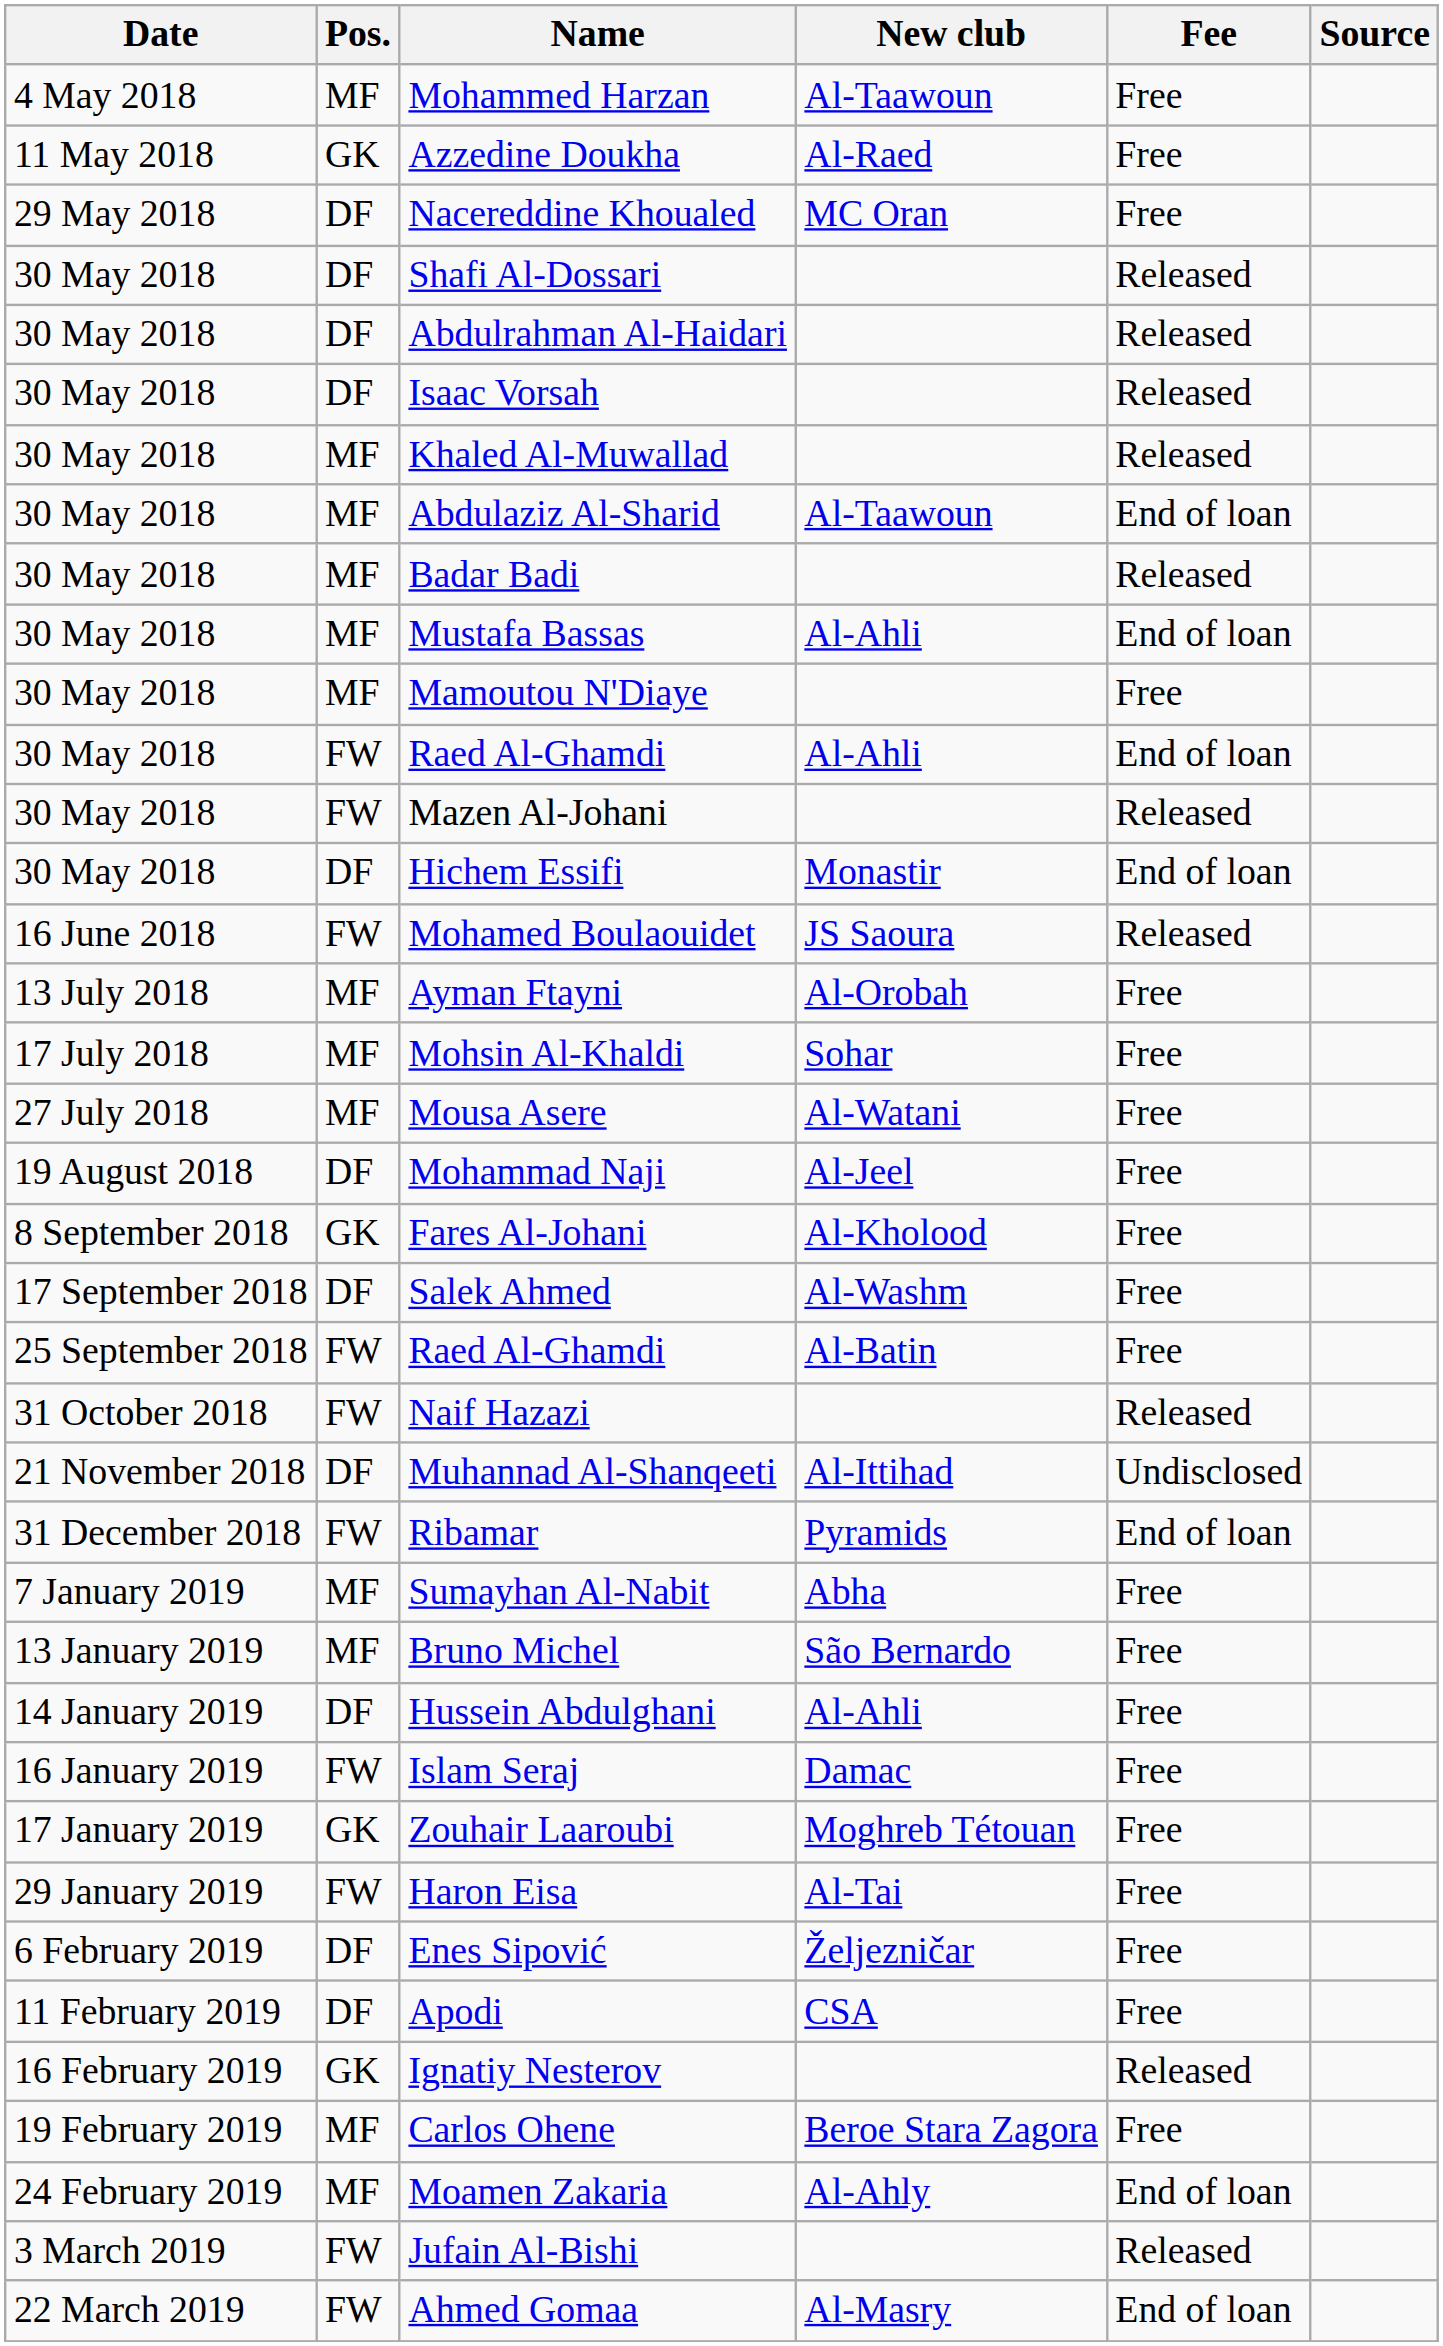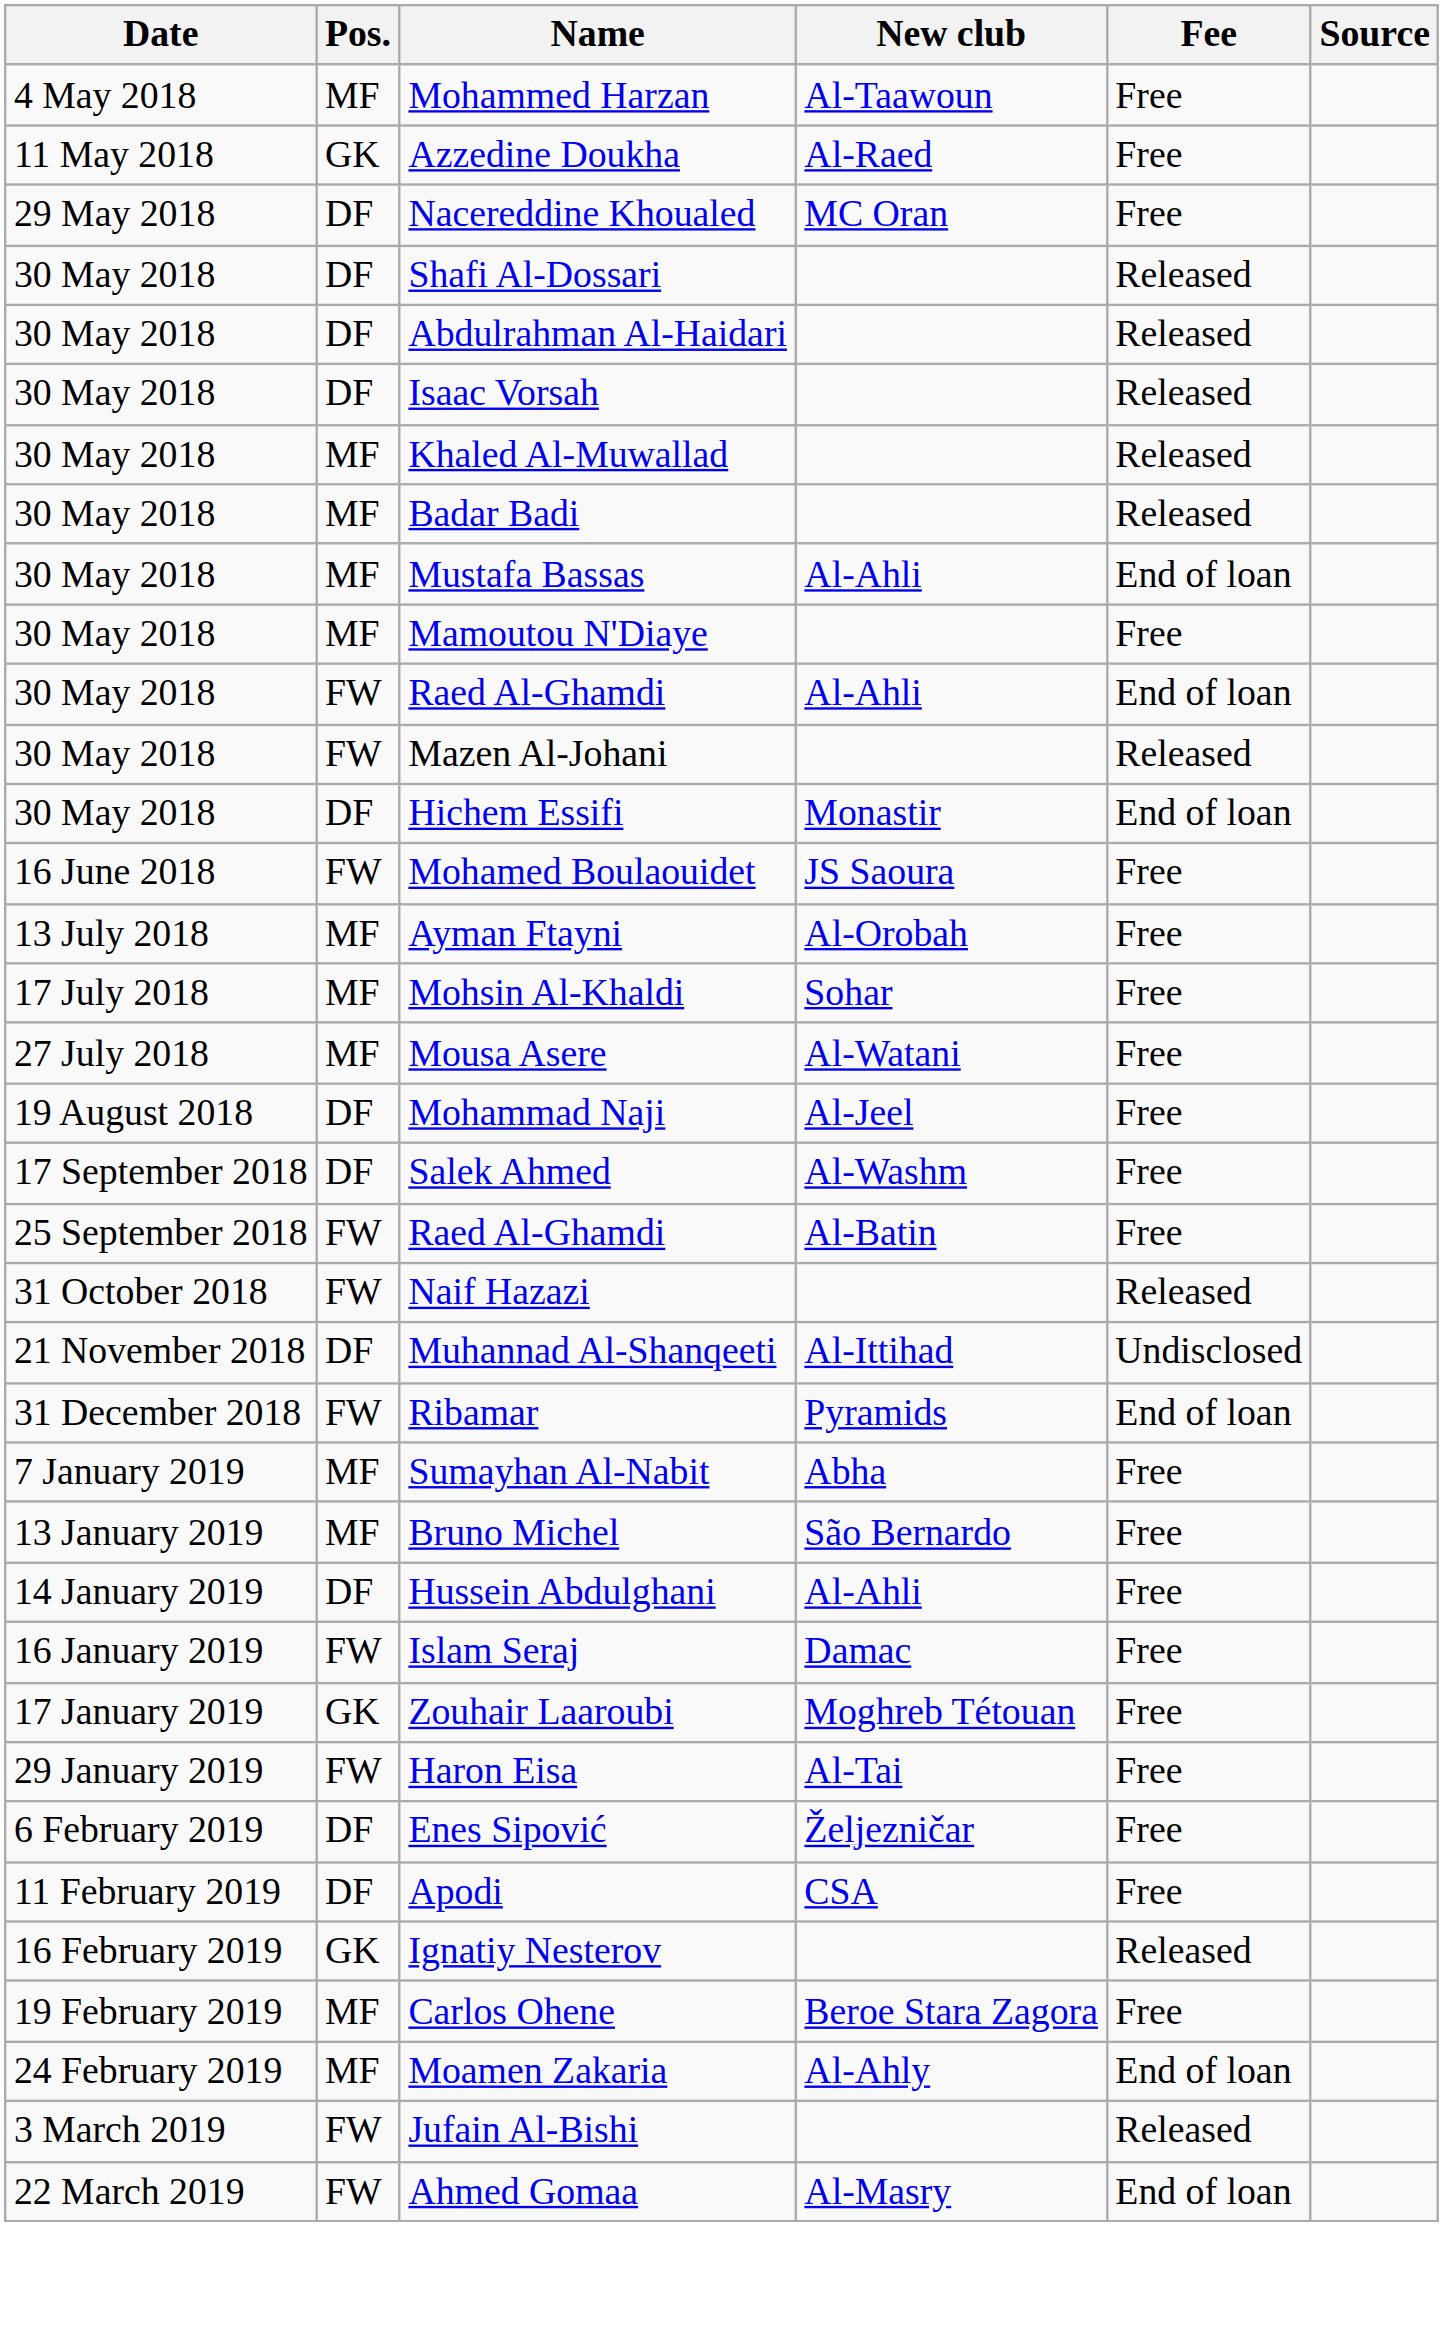- row: (115, 513)
(1183, 932) Released -> (1149, 872) Free
- row: (151, 1232)
